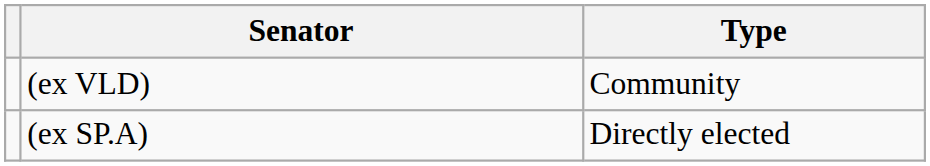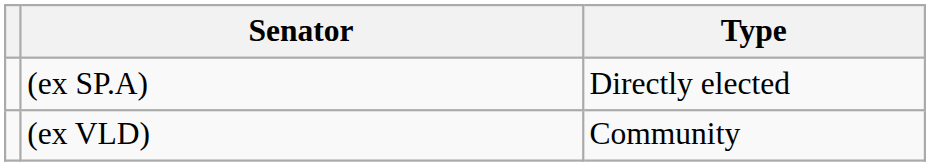rows swapped: (88, 134) <-> (89, 82)
